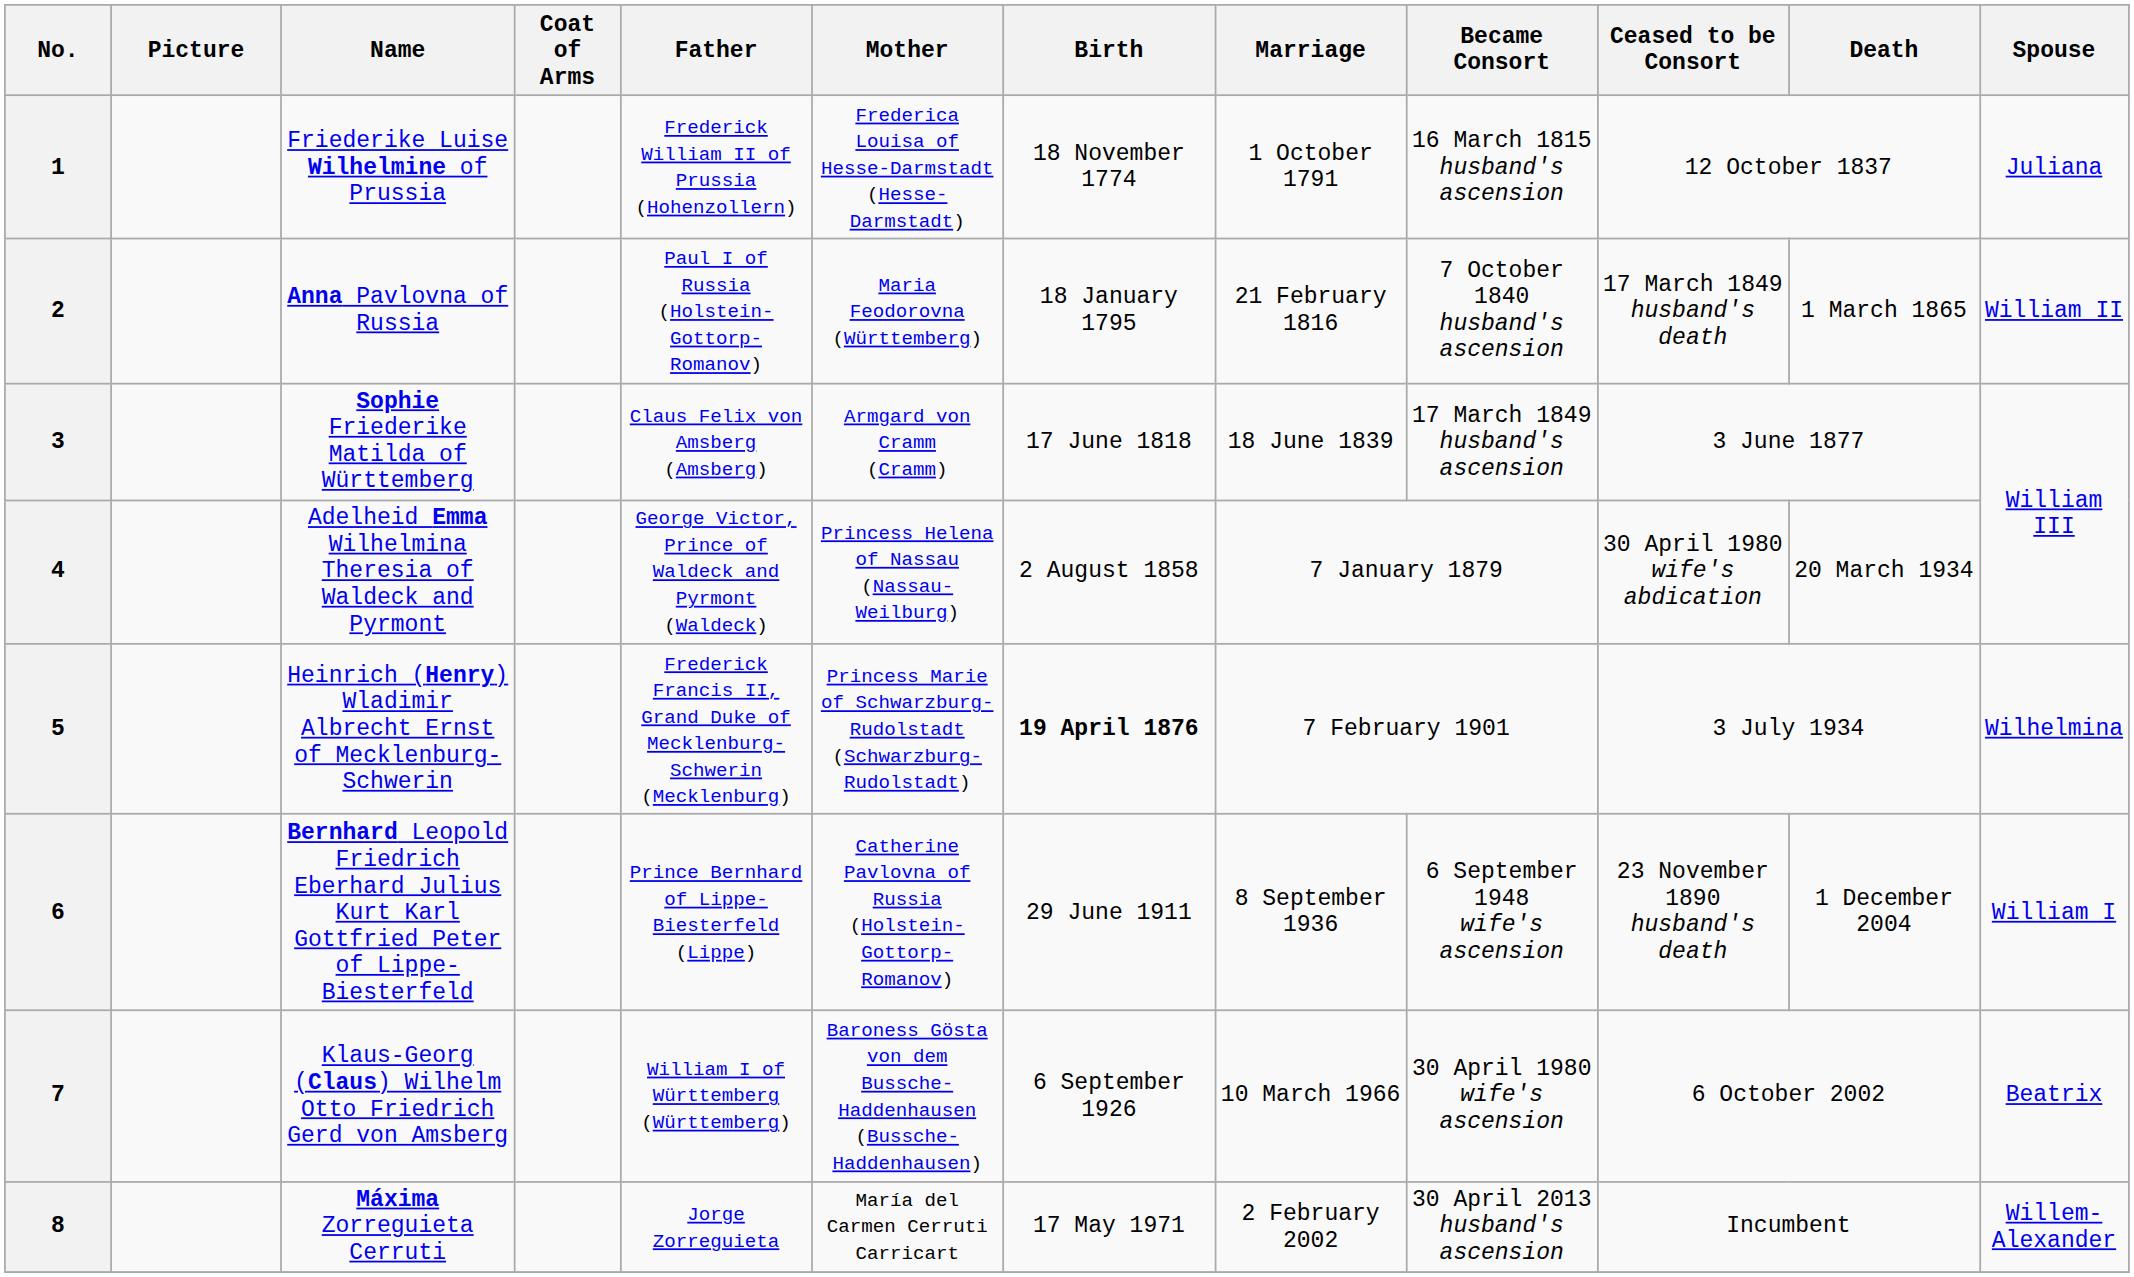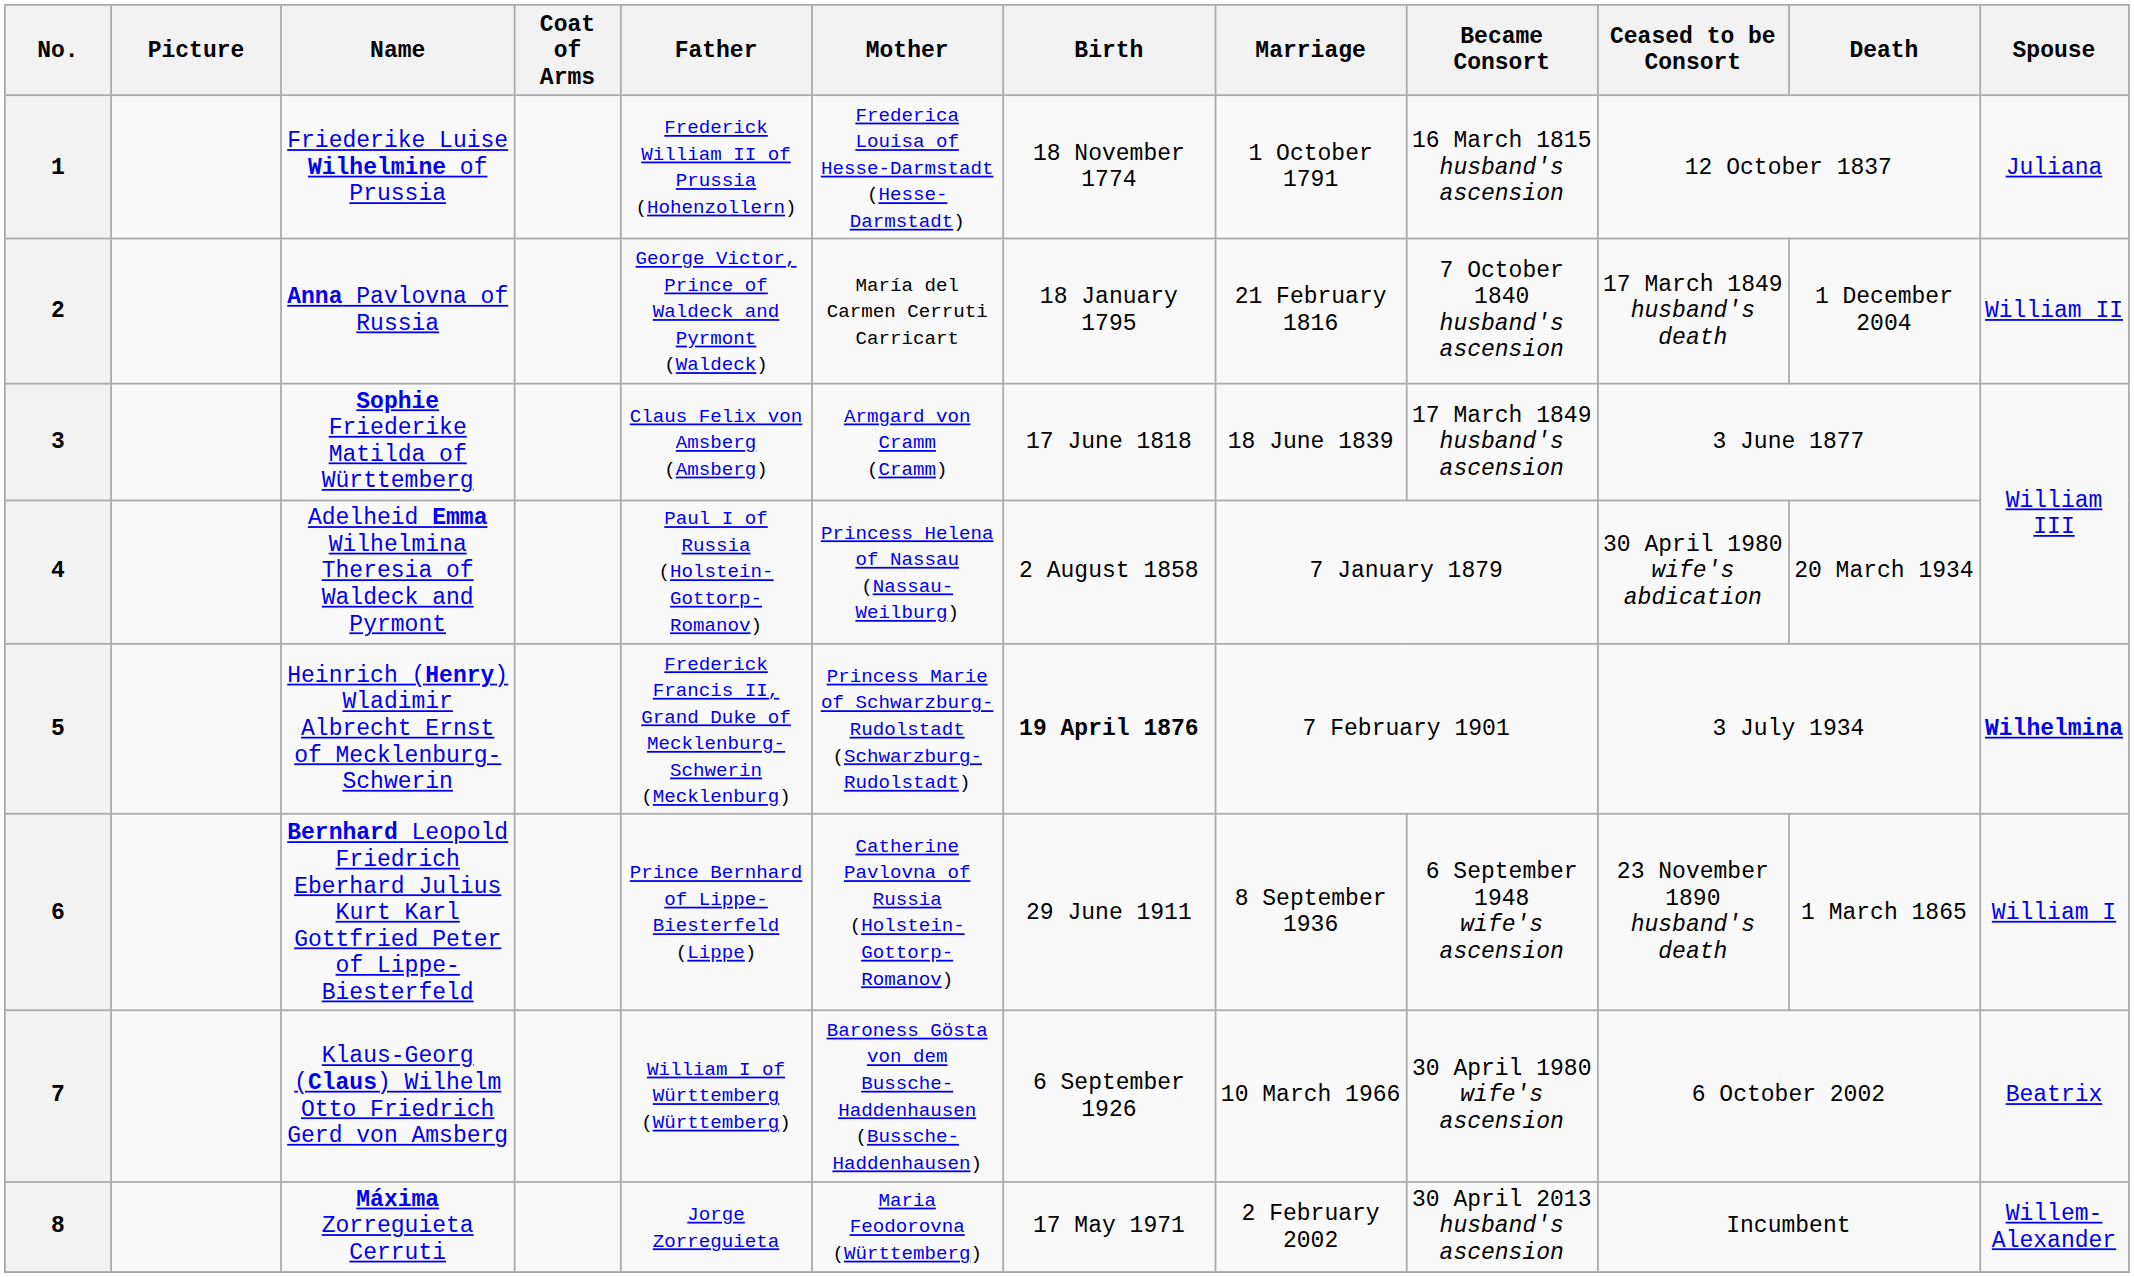(716, 312) Paul I of Russia (Holstein-Gottorp-Romanov) -> (716, 312) George Victor, Prince of Waldeck and Pyrmont (Waldeck)
(907, 312) Maria Feodorovna (Württemberg) -> (907, 312) María del Carmen Cerruti Carricart
(1884, 311) 1 March 1865 -> (1884, 311) 1 December 2004
(716, 573) George Victor, Prince of Waldeck and Pyrmont (Waldeck) -> (716, 573) Paul I of Russia (Holstein-Gottorp-Romanov)
(2054, 729) normal -> (2054, 729) bold
(1884, 912) 1 December 2004 -> (1884, 912) 1 March 1865
(907, 1227) María del Carmen Cerruti Carricart -> (907, 1227) Maria Feodorovna (Württemberg)
